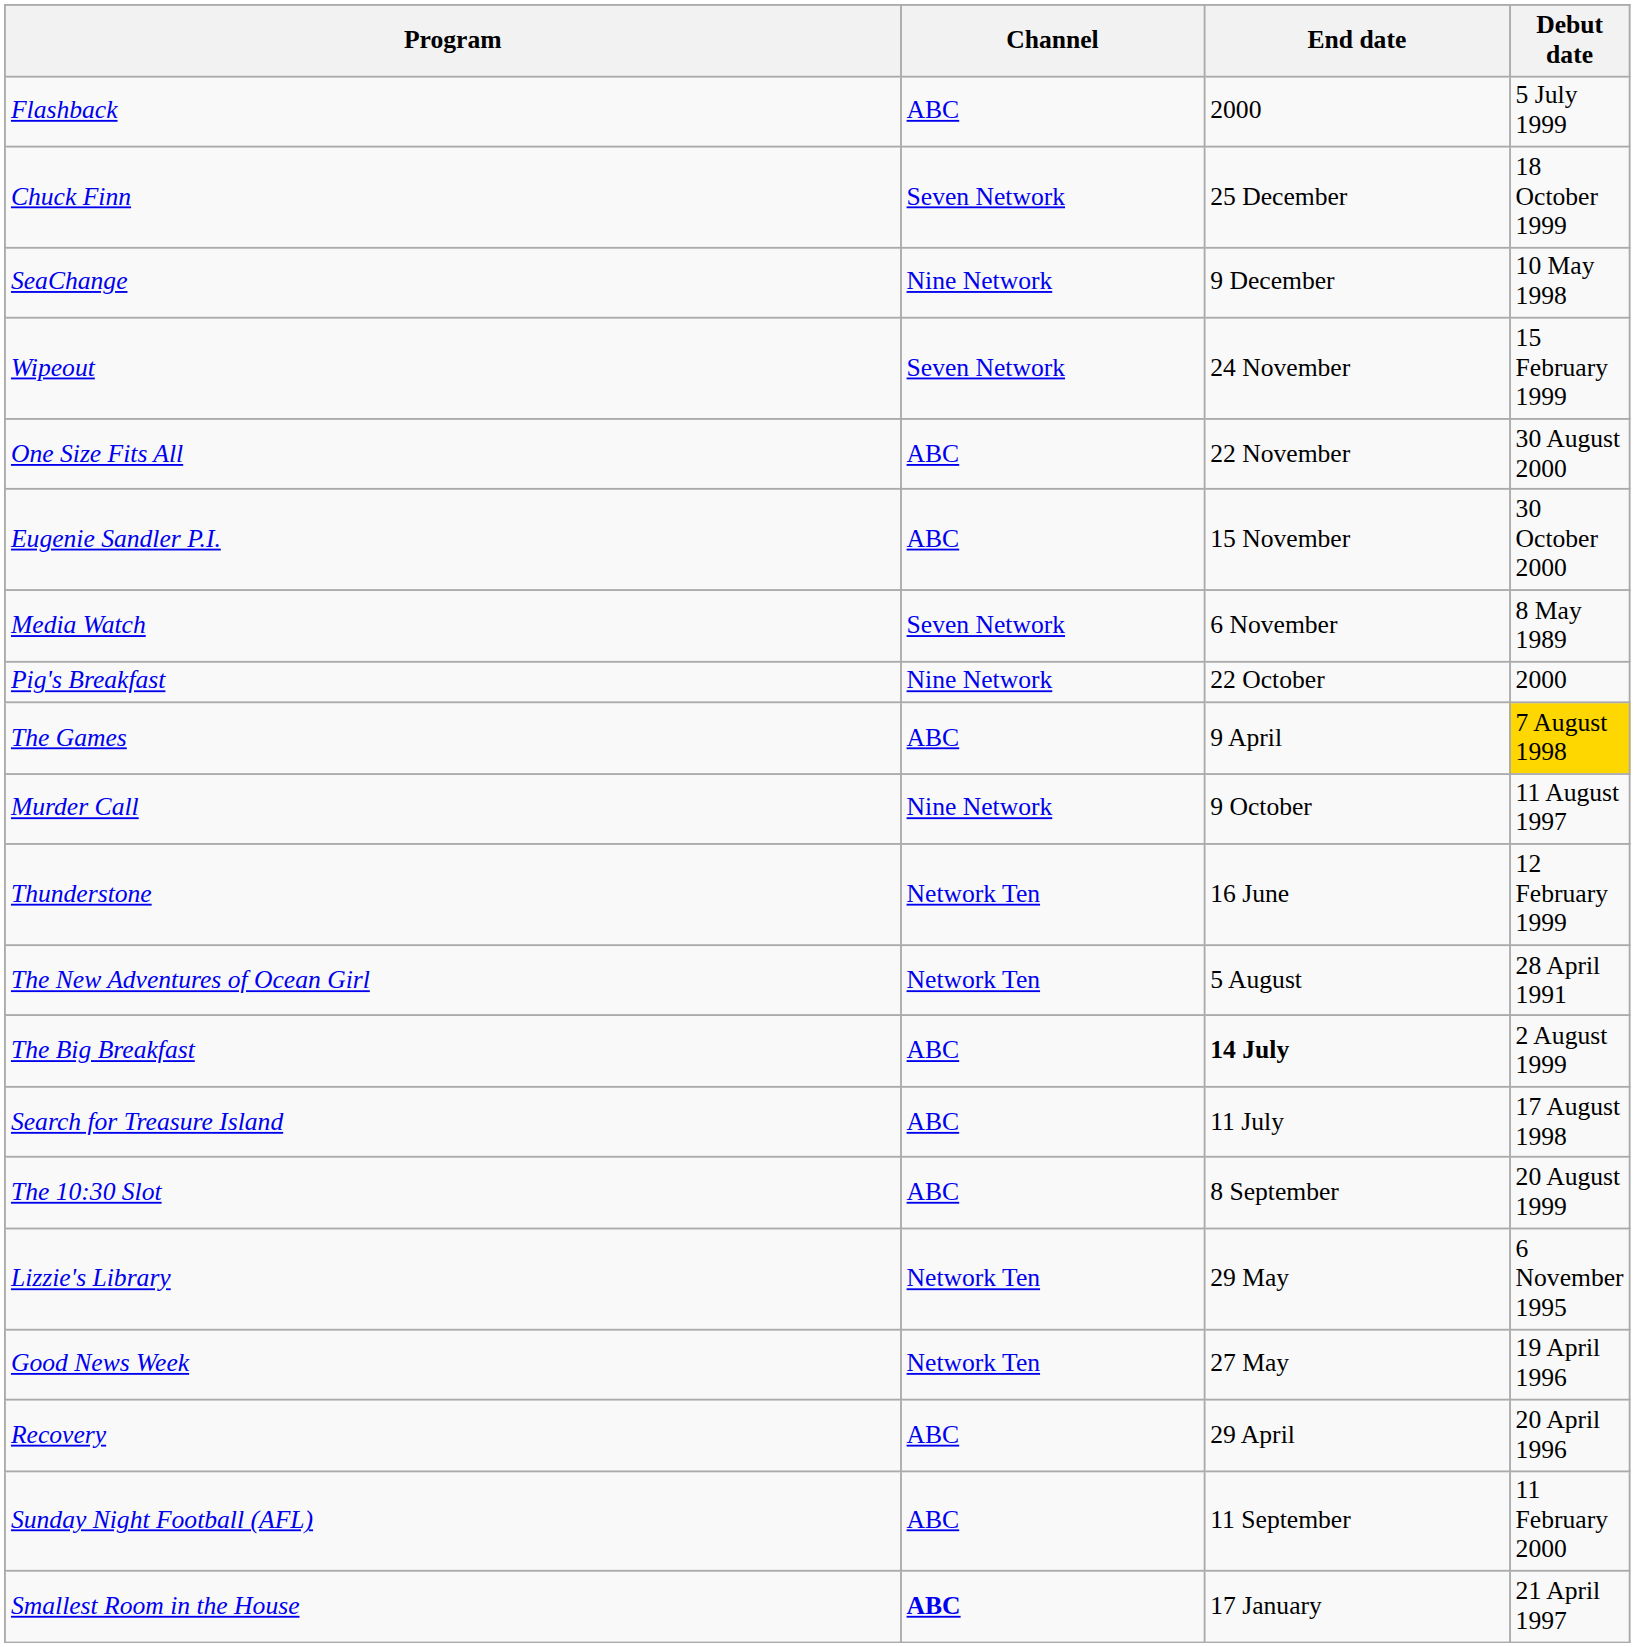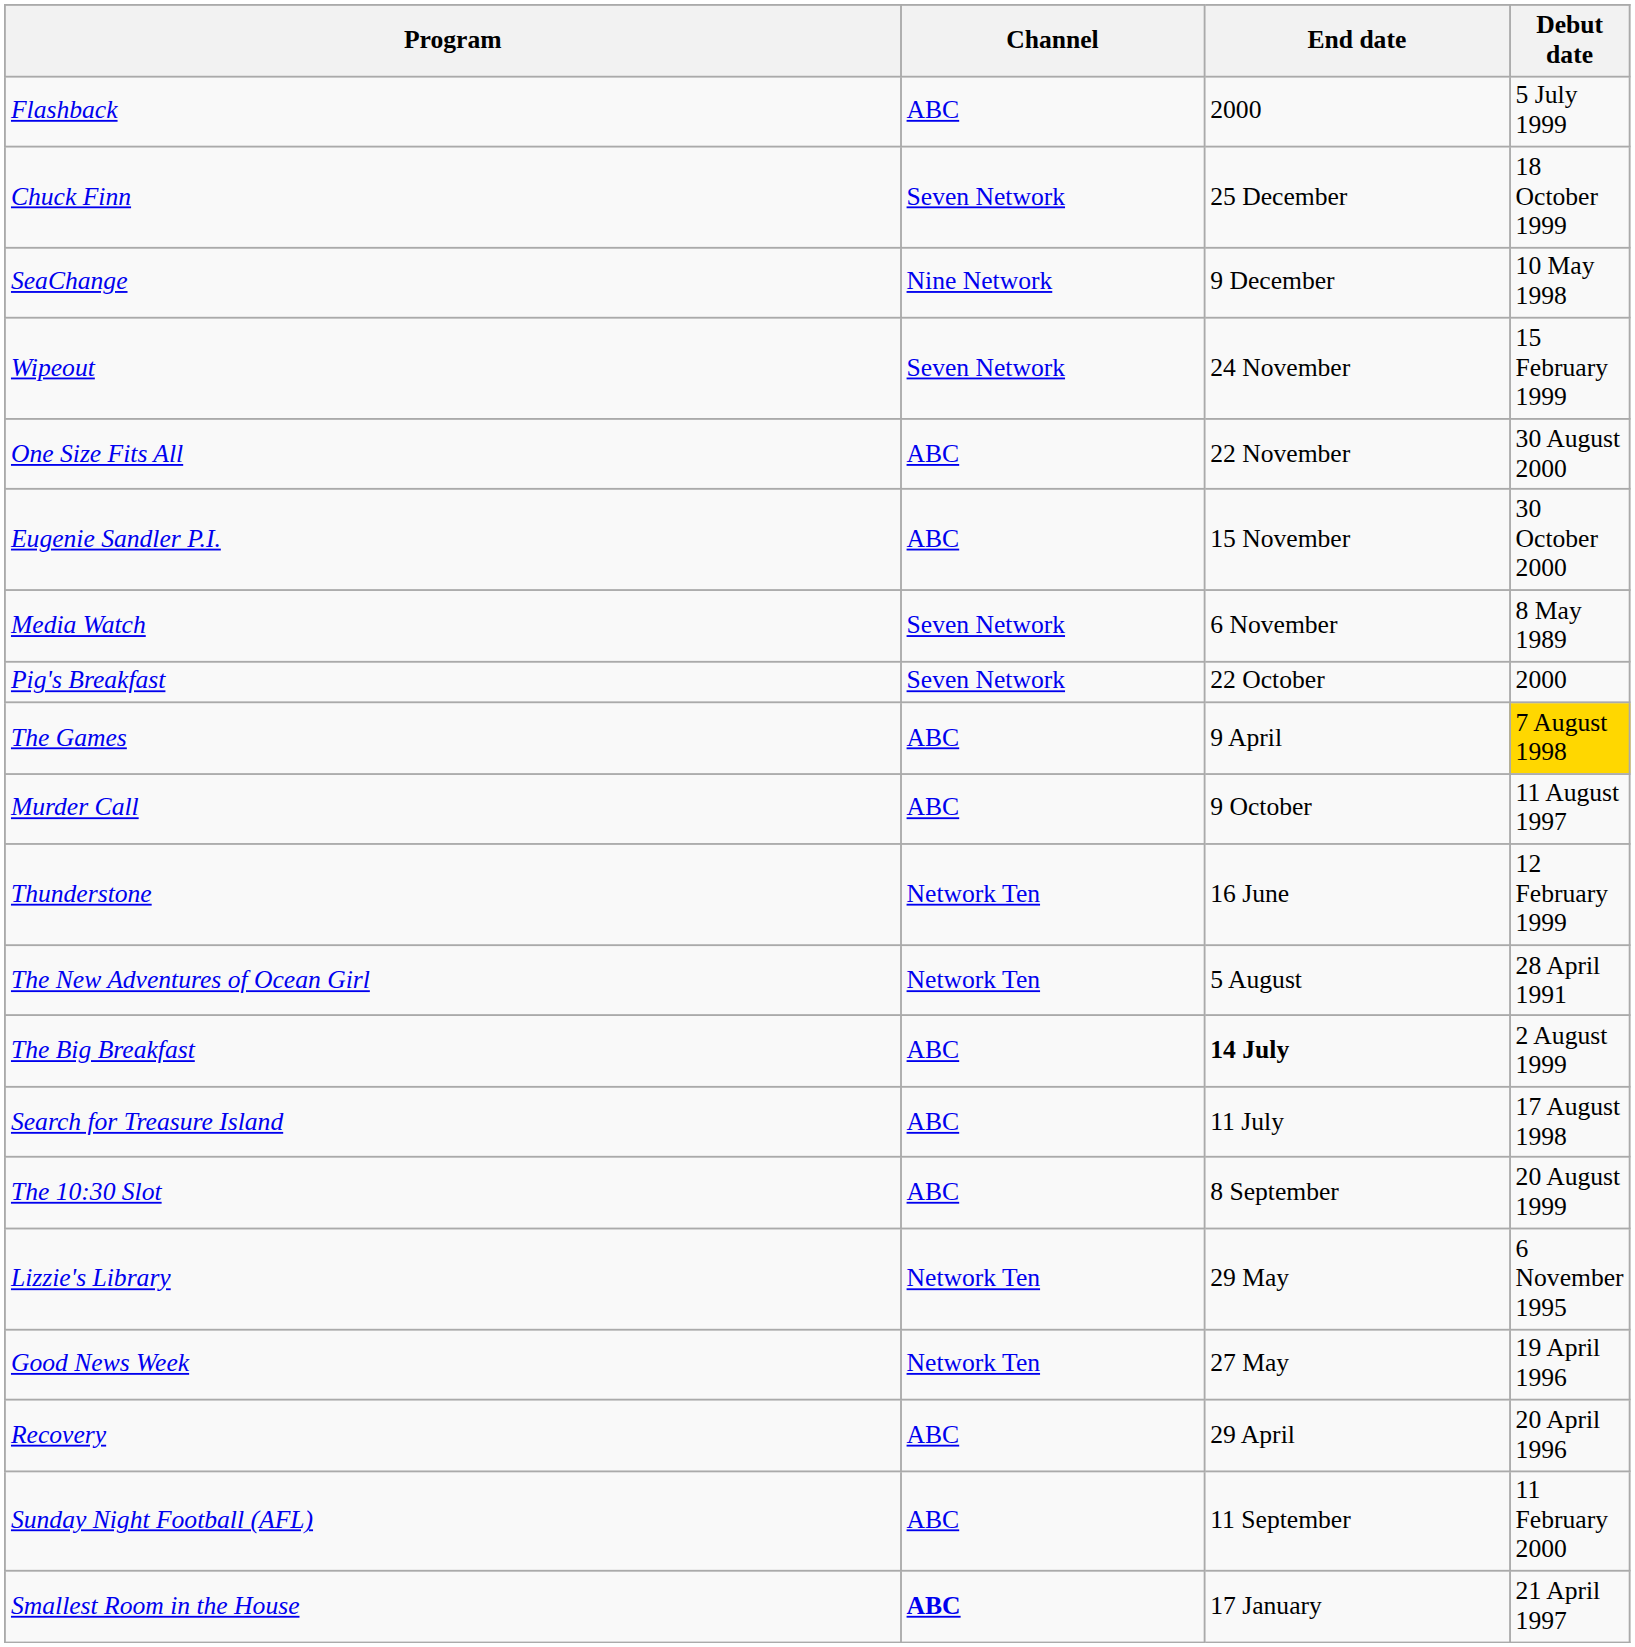(979, 681) Nine Network -> (986, 681) Seven Network
(979, 808) Nine Network -> (933, 808) ABC
